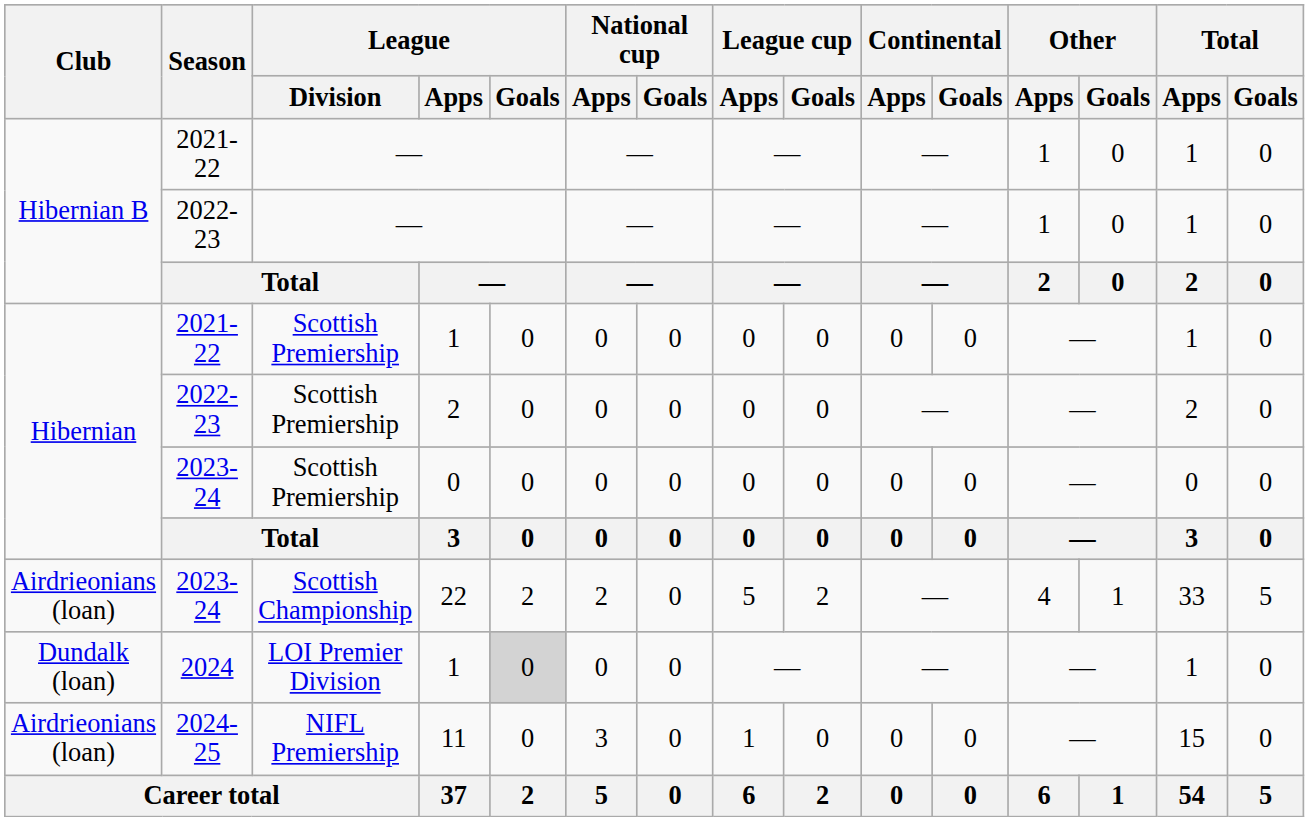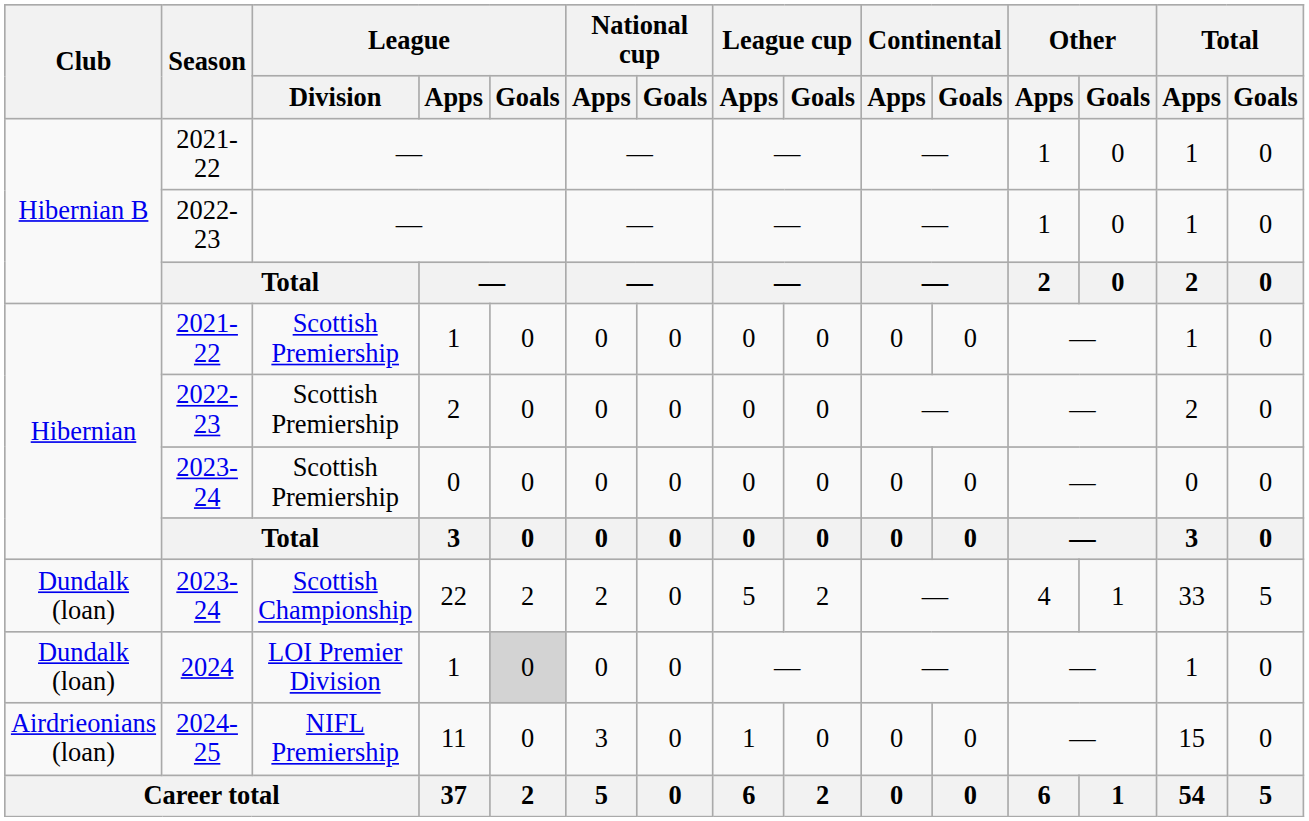(83, 595) Airdrieonians (loan) -> (83, 595) Dundalk (loan)
